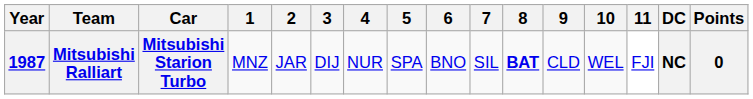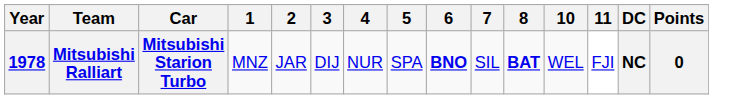- column: (563, 18)
(27, 63) 1987 -> (27, 63) 1978
(448, 63) normal -> (449, 63) bold
